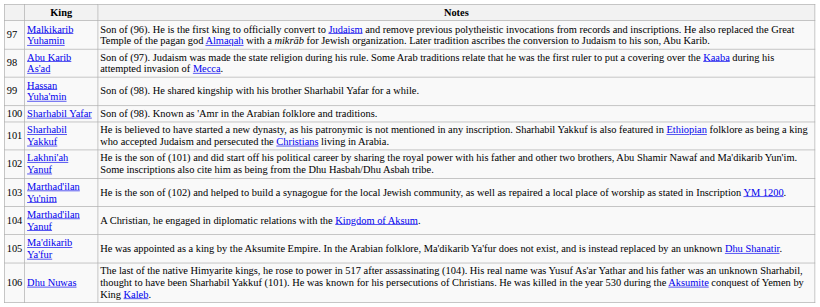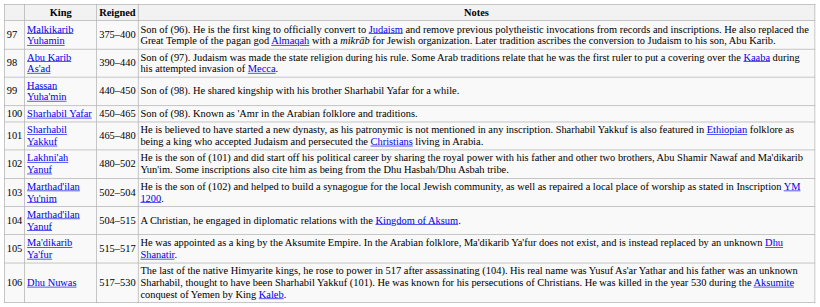+ column: (117, 12)
